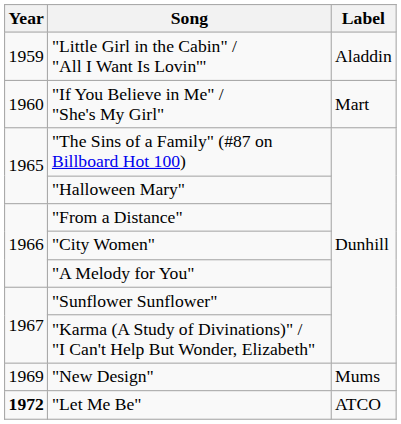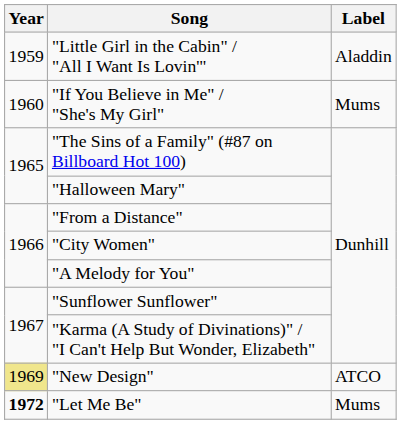(352, 103) Mart -> (358, 103) Mums
(26, 376) no background -> (26, 376) khaki background
(358, 376) Mums -> (358, 376) ATCO
(358, 404) ATCO -> (358, 404) Mums
